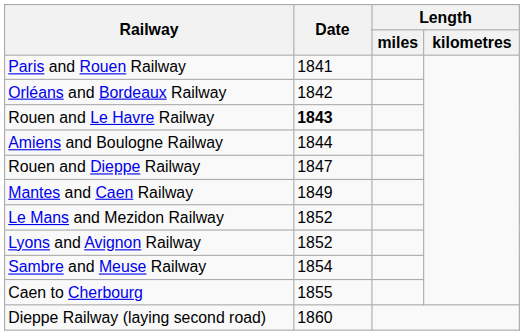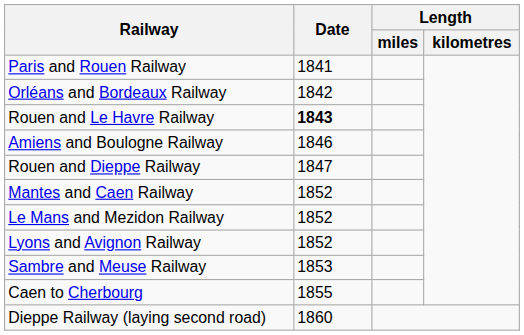(315, 143) 1844 -> (315, 143) 1846
(315, 193) 1849 -> (315, 193) 1852
(315, 268) 1854 -> (315, 268) 1853
